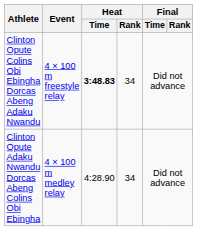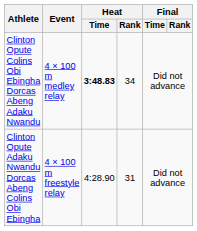(62, 81) 4 × 100 m freestyle relay -> (60, 81) 4 × 100 m medley relay
(60, 178) 4 × 100 m medley relay -> (62, 178) 4 × 100 m freestyle relay
(130, 178) 34 -> (130, 178) 31
